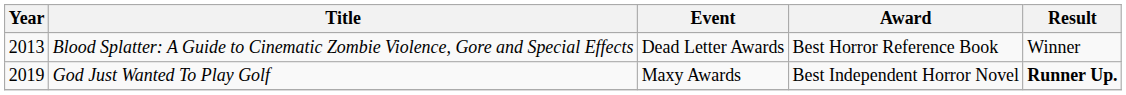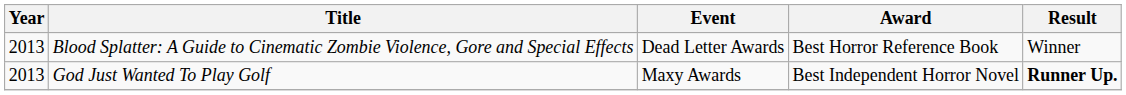(27, 75) 2019 -> (27, 75) 2013
